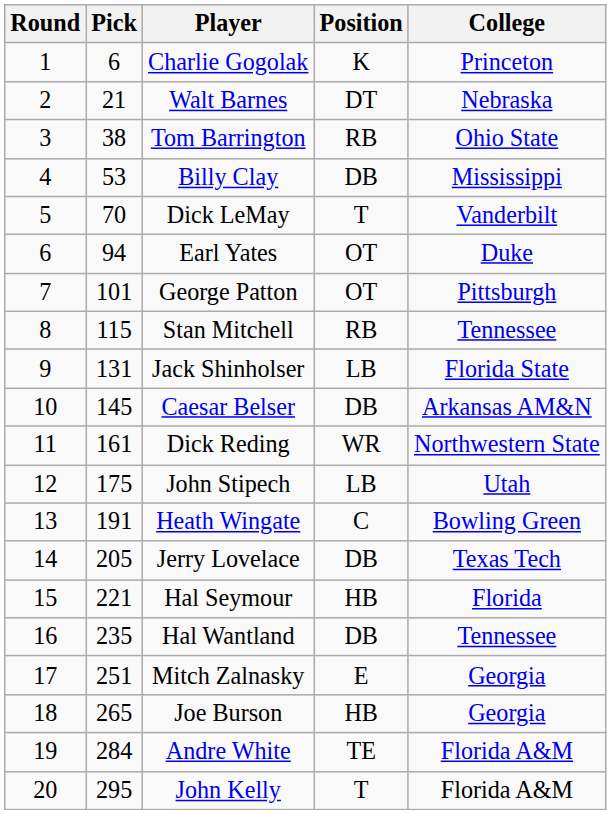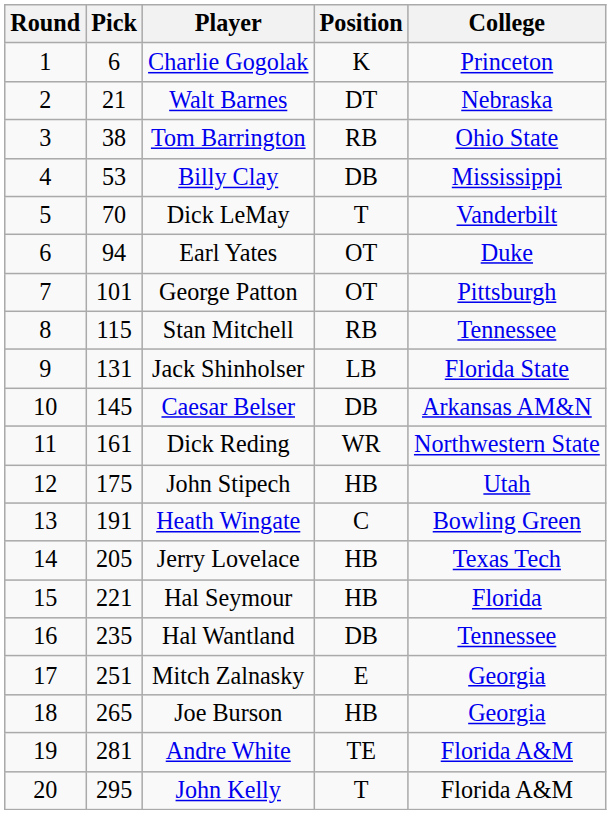(361, 483) LB -> (361, 483) HB
(361, 560) DB -> (361, 560) HB
(114, 751) 284 -> (114, 751) 281
